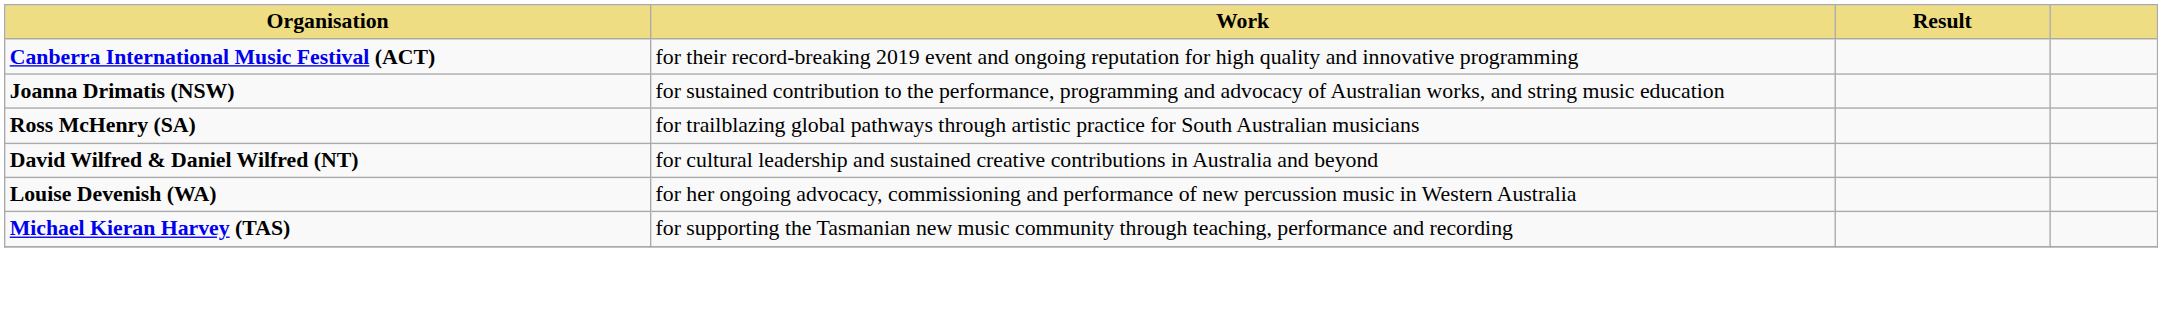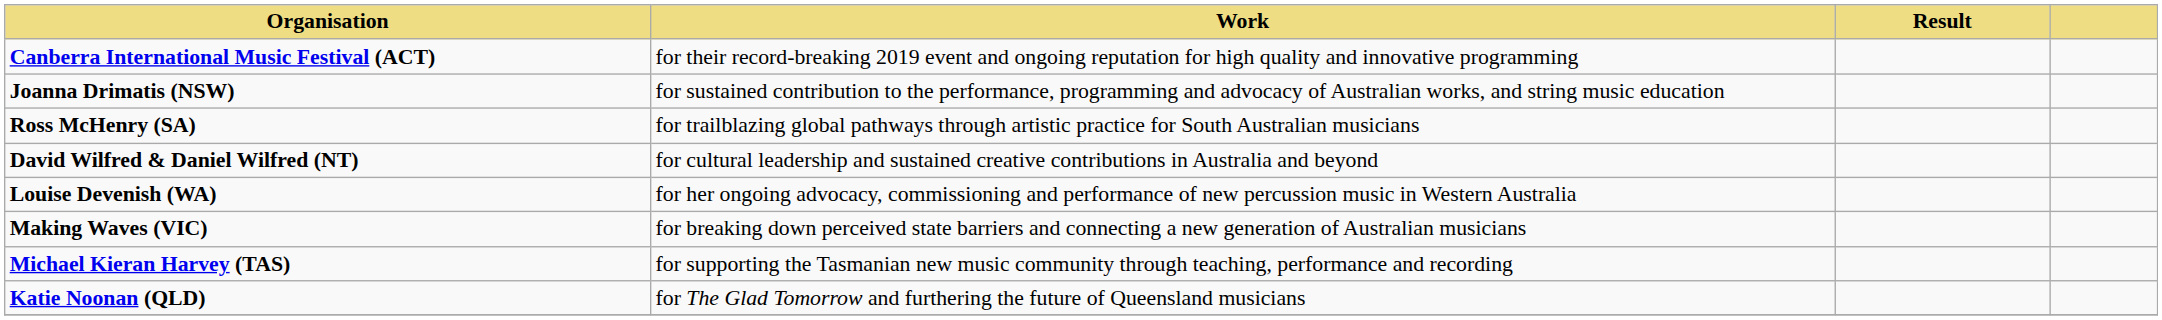+ row: (109, 228)
+ row: (108, 297)
